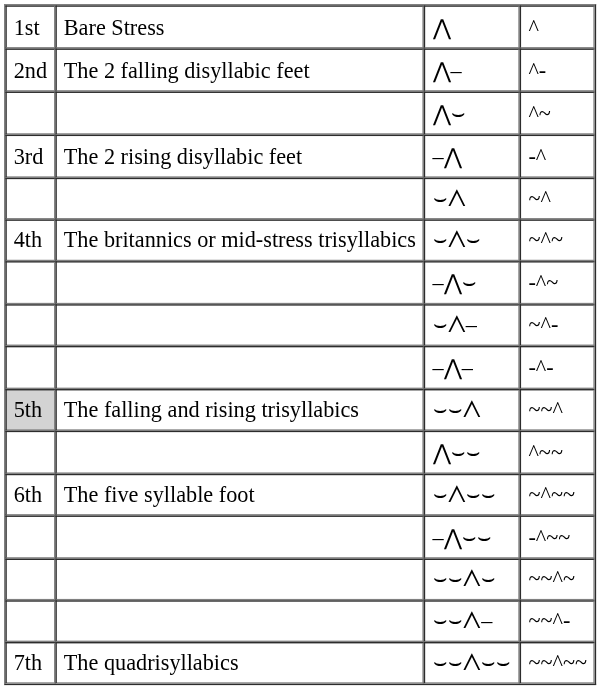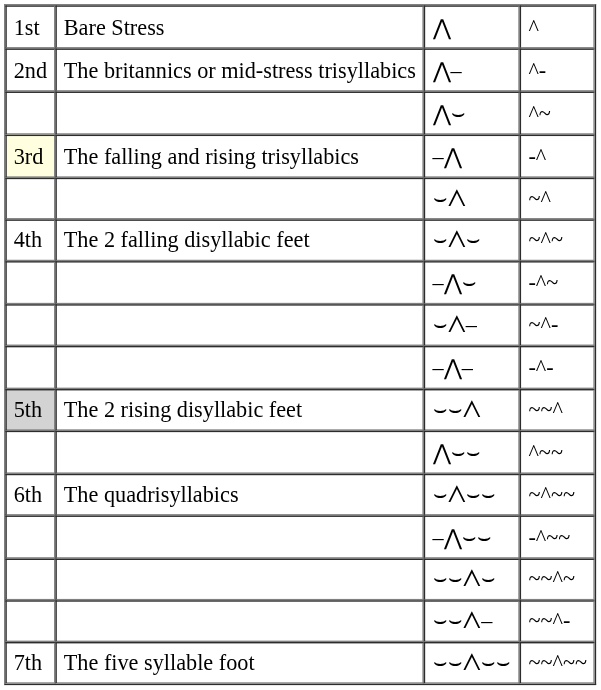(187, 69) The 2 falling disyllabic feet -> (240, 69) The britannics or mid-stress trisyllabics
(29, 156) no background -> (29, 156) lightyellow background
(183, 156) The 2 rising disyllabic feet -> (211, 156) The falling and rising trisyllabics
(240, 240) The britannics or mid-stress trisyllabics -> (187, 240) The 2 falling disyllabic feet
(211, 409) The falling and rising trisyllabics -> (183, 409) The 2 rising disyllabic feet
(159, 494) The five syllable foot -> (151, 494) The quadrisyllabics
(151, 662) The quadrisyllabics -> (159, 662) The five syllable foot
